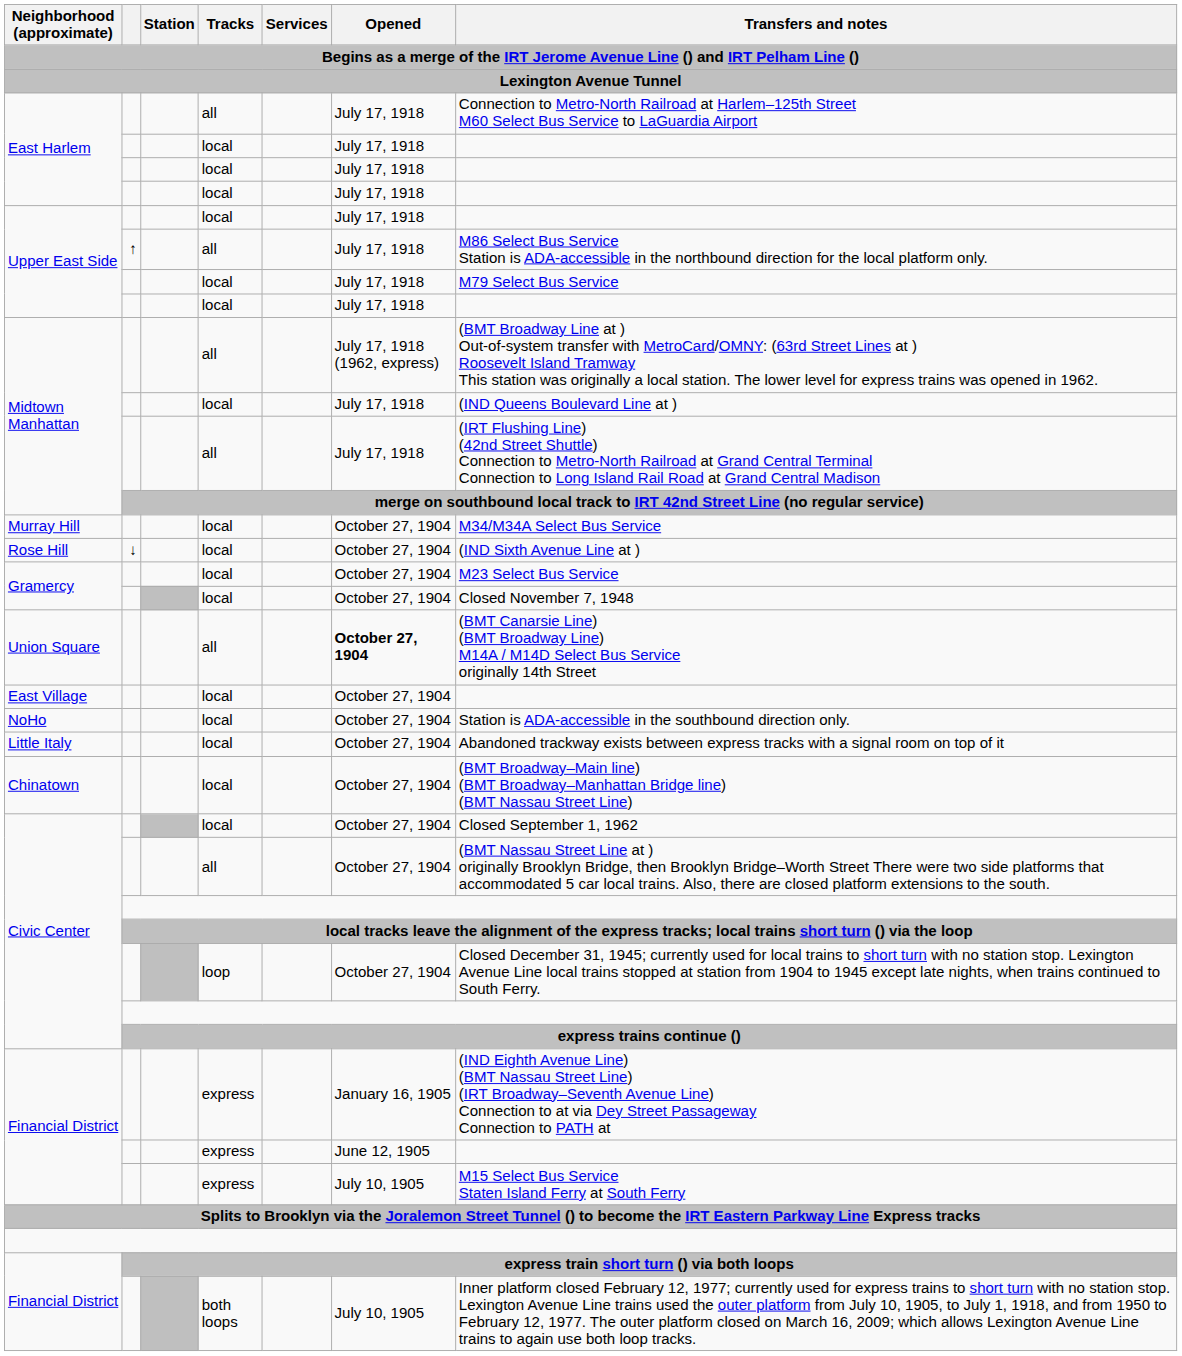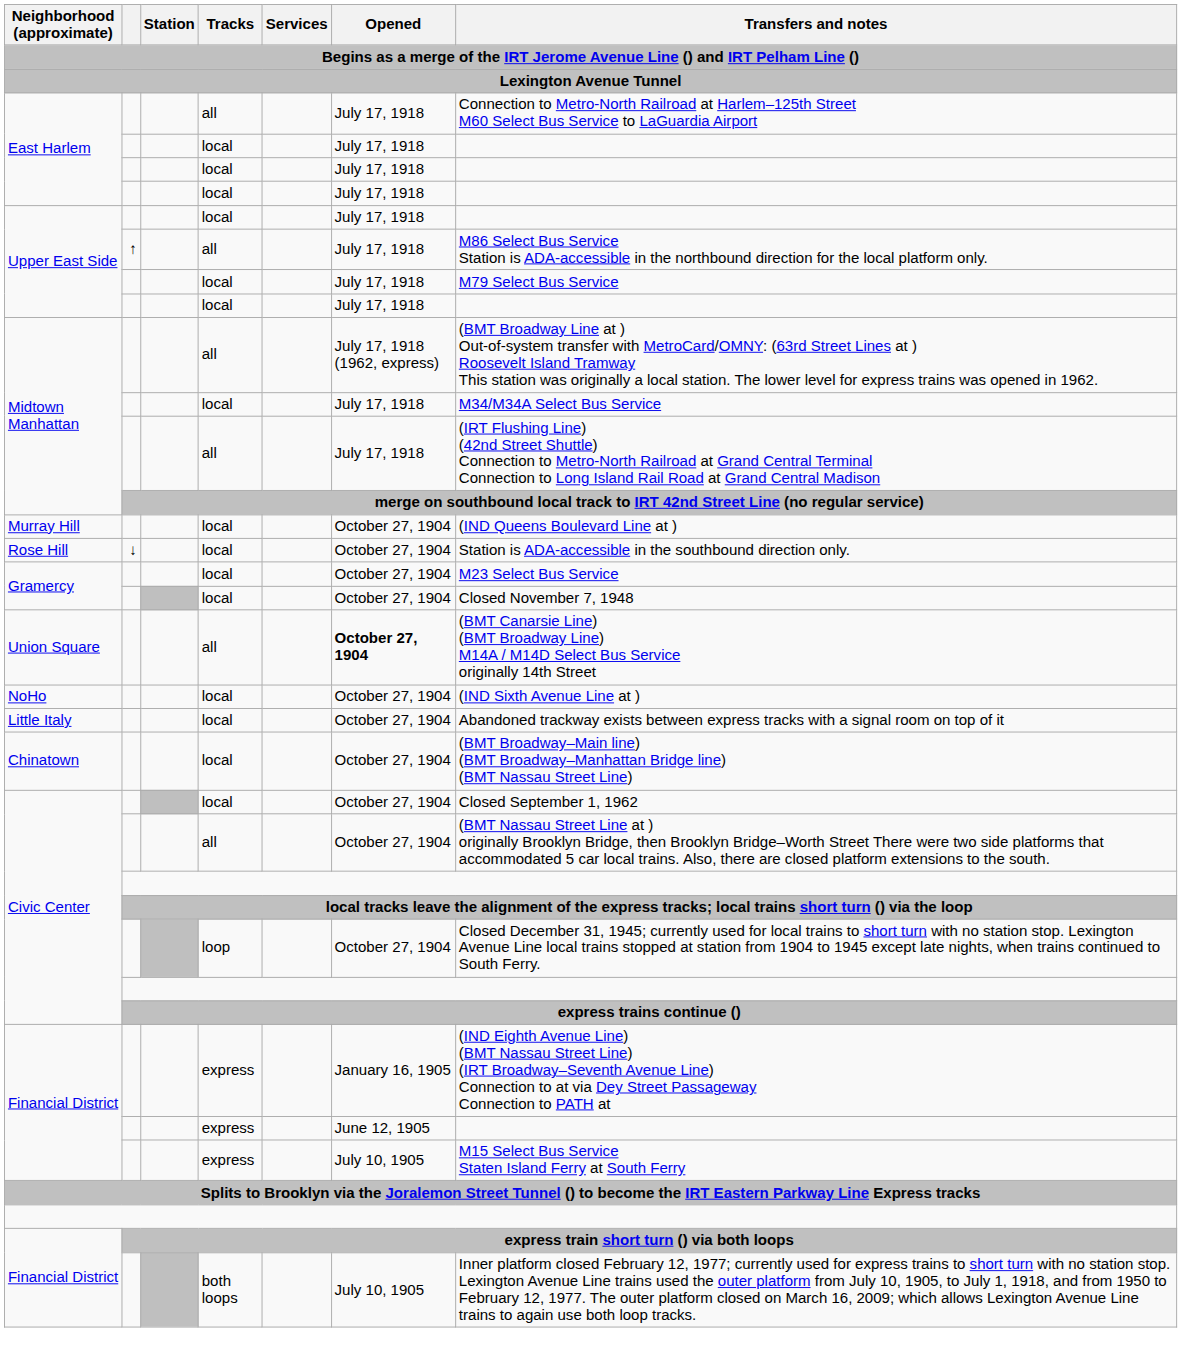(568, 404) (IND Queens Boulevard Line at ) -> (560, 404) M34/M34A Select Bus Service
(560, 526) M34/M34A Select Bus Service -> (568, 526) (IND Queens Boulevard Line at )
(549, 550) (IND Sixth Avenue Line at ) -> (654, 550) Station is ADA-accessible in the southbound direction only.
- row: (48, 696)
(654, 720) Station is ADA-accessible in the southbound direction only. -> (549, 696) (IND Sixth Avenue Line at )
